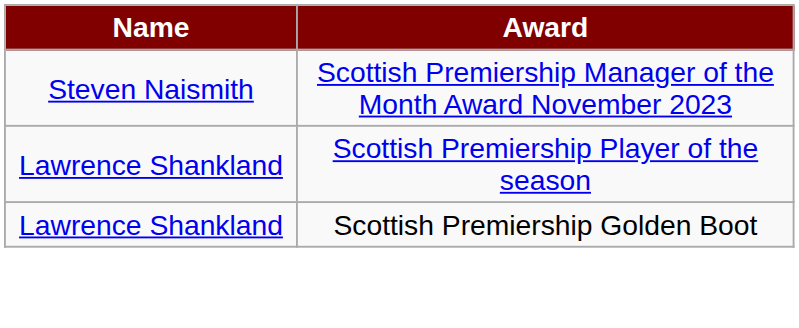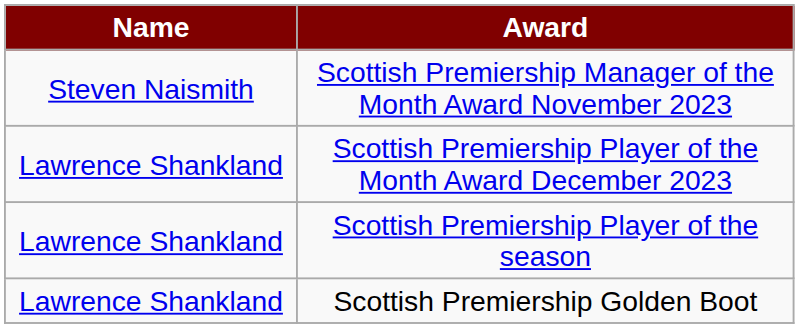+ row: (545, 164)
